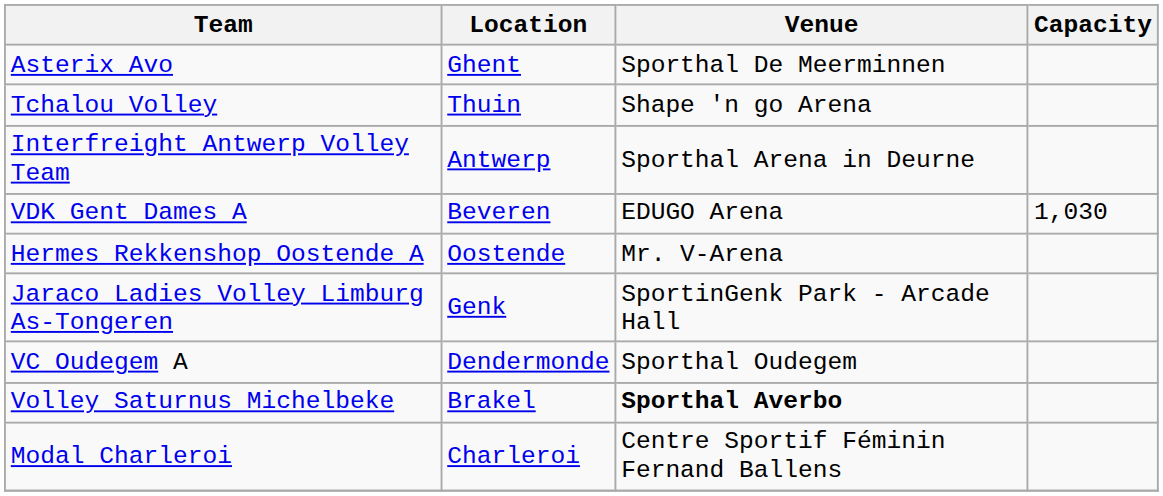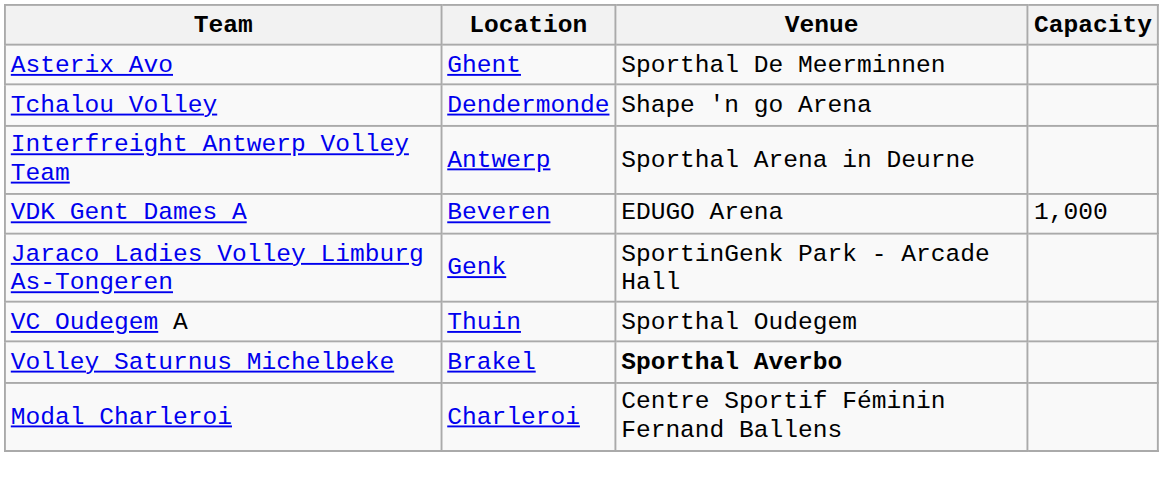(484, 105) Thuin -> (528, 105) Dendermonde
(1071, 213) 1,030 -> (1071, 213) 1,000
- row: (217, 254)
(528, 362) Dendermonde -> (484, 322) Thuin
